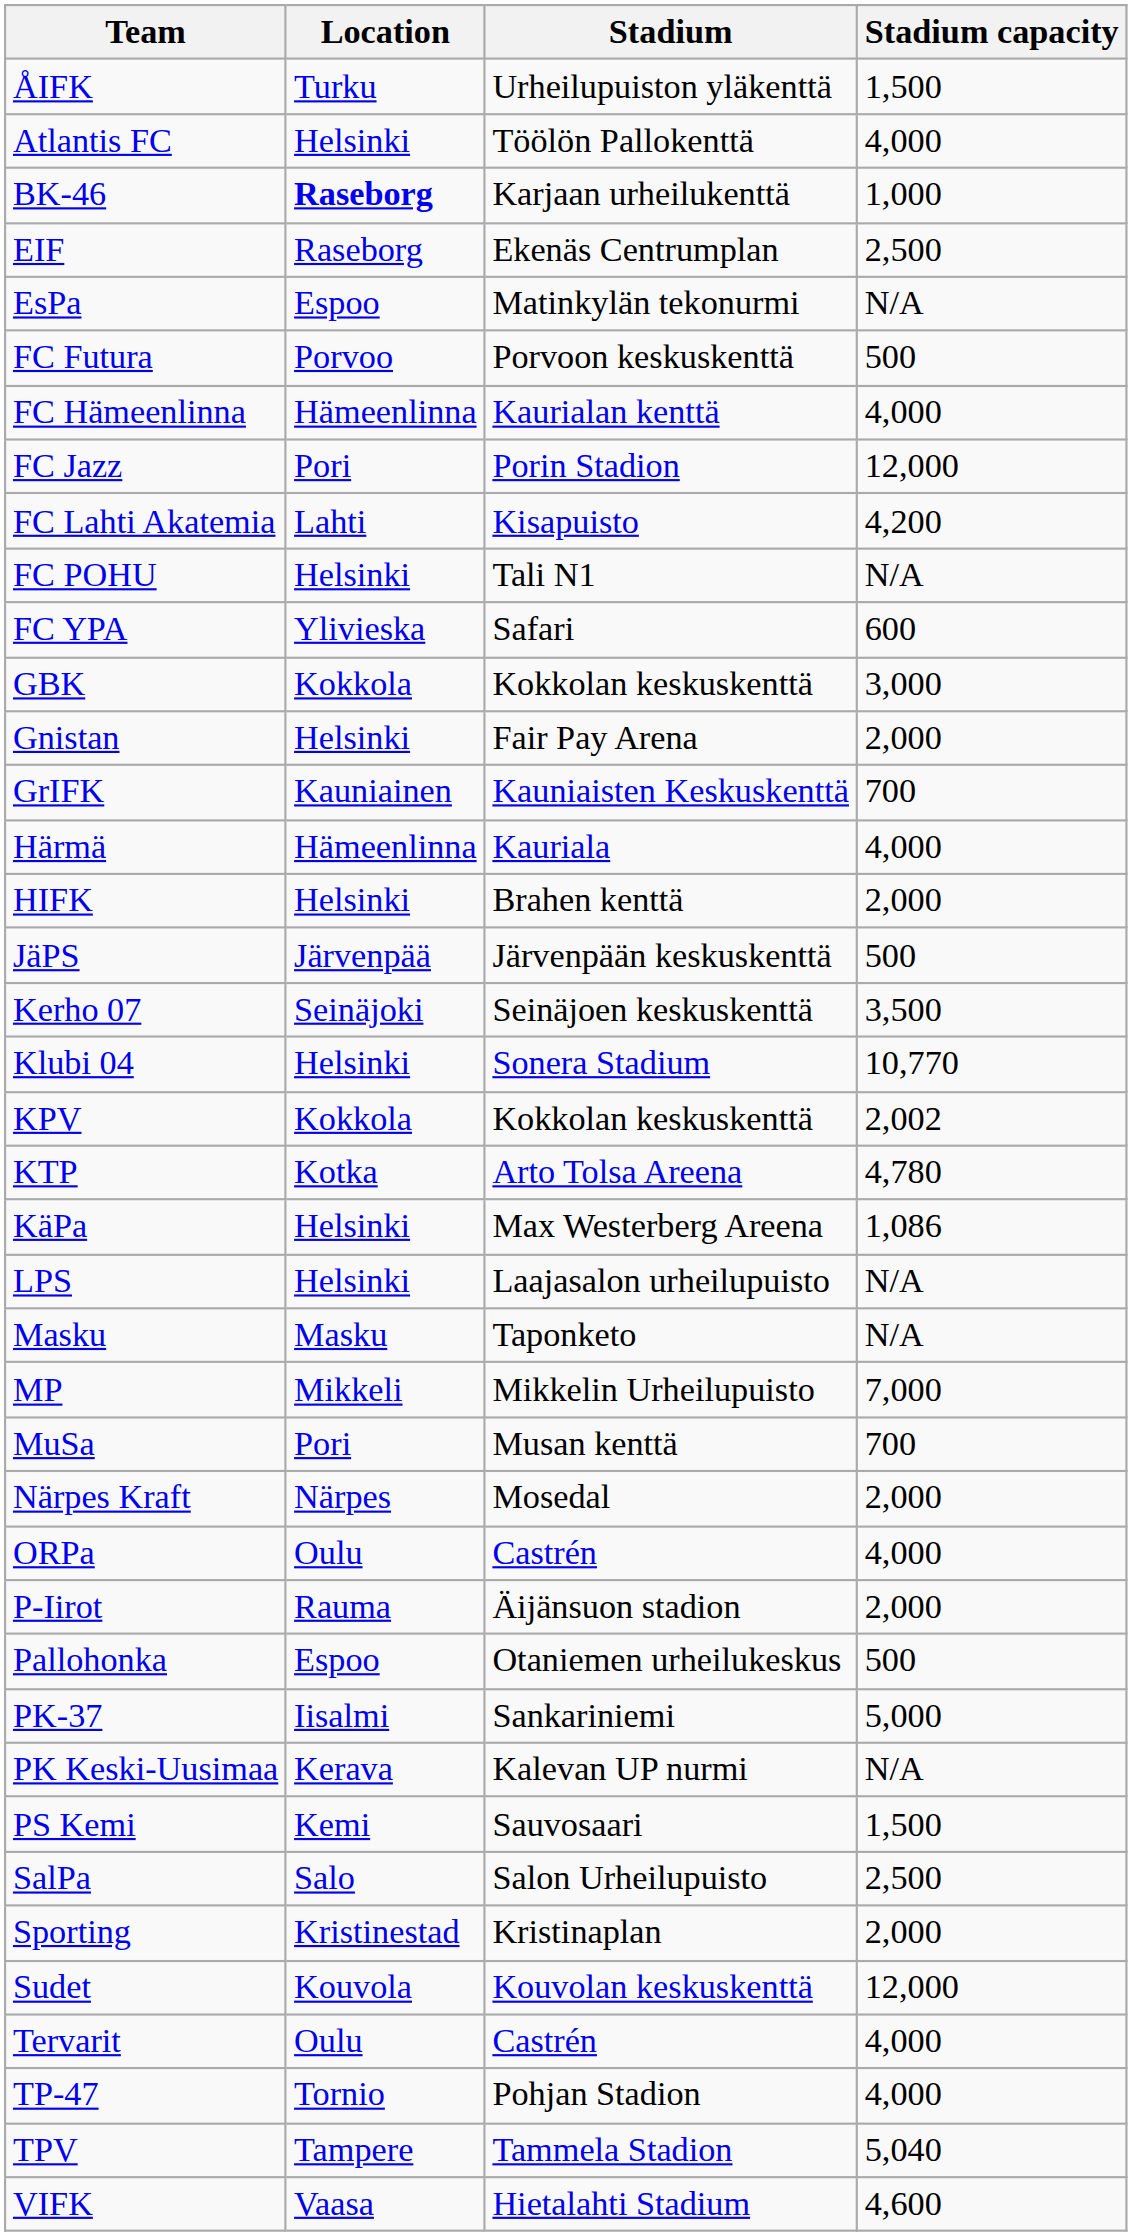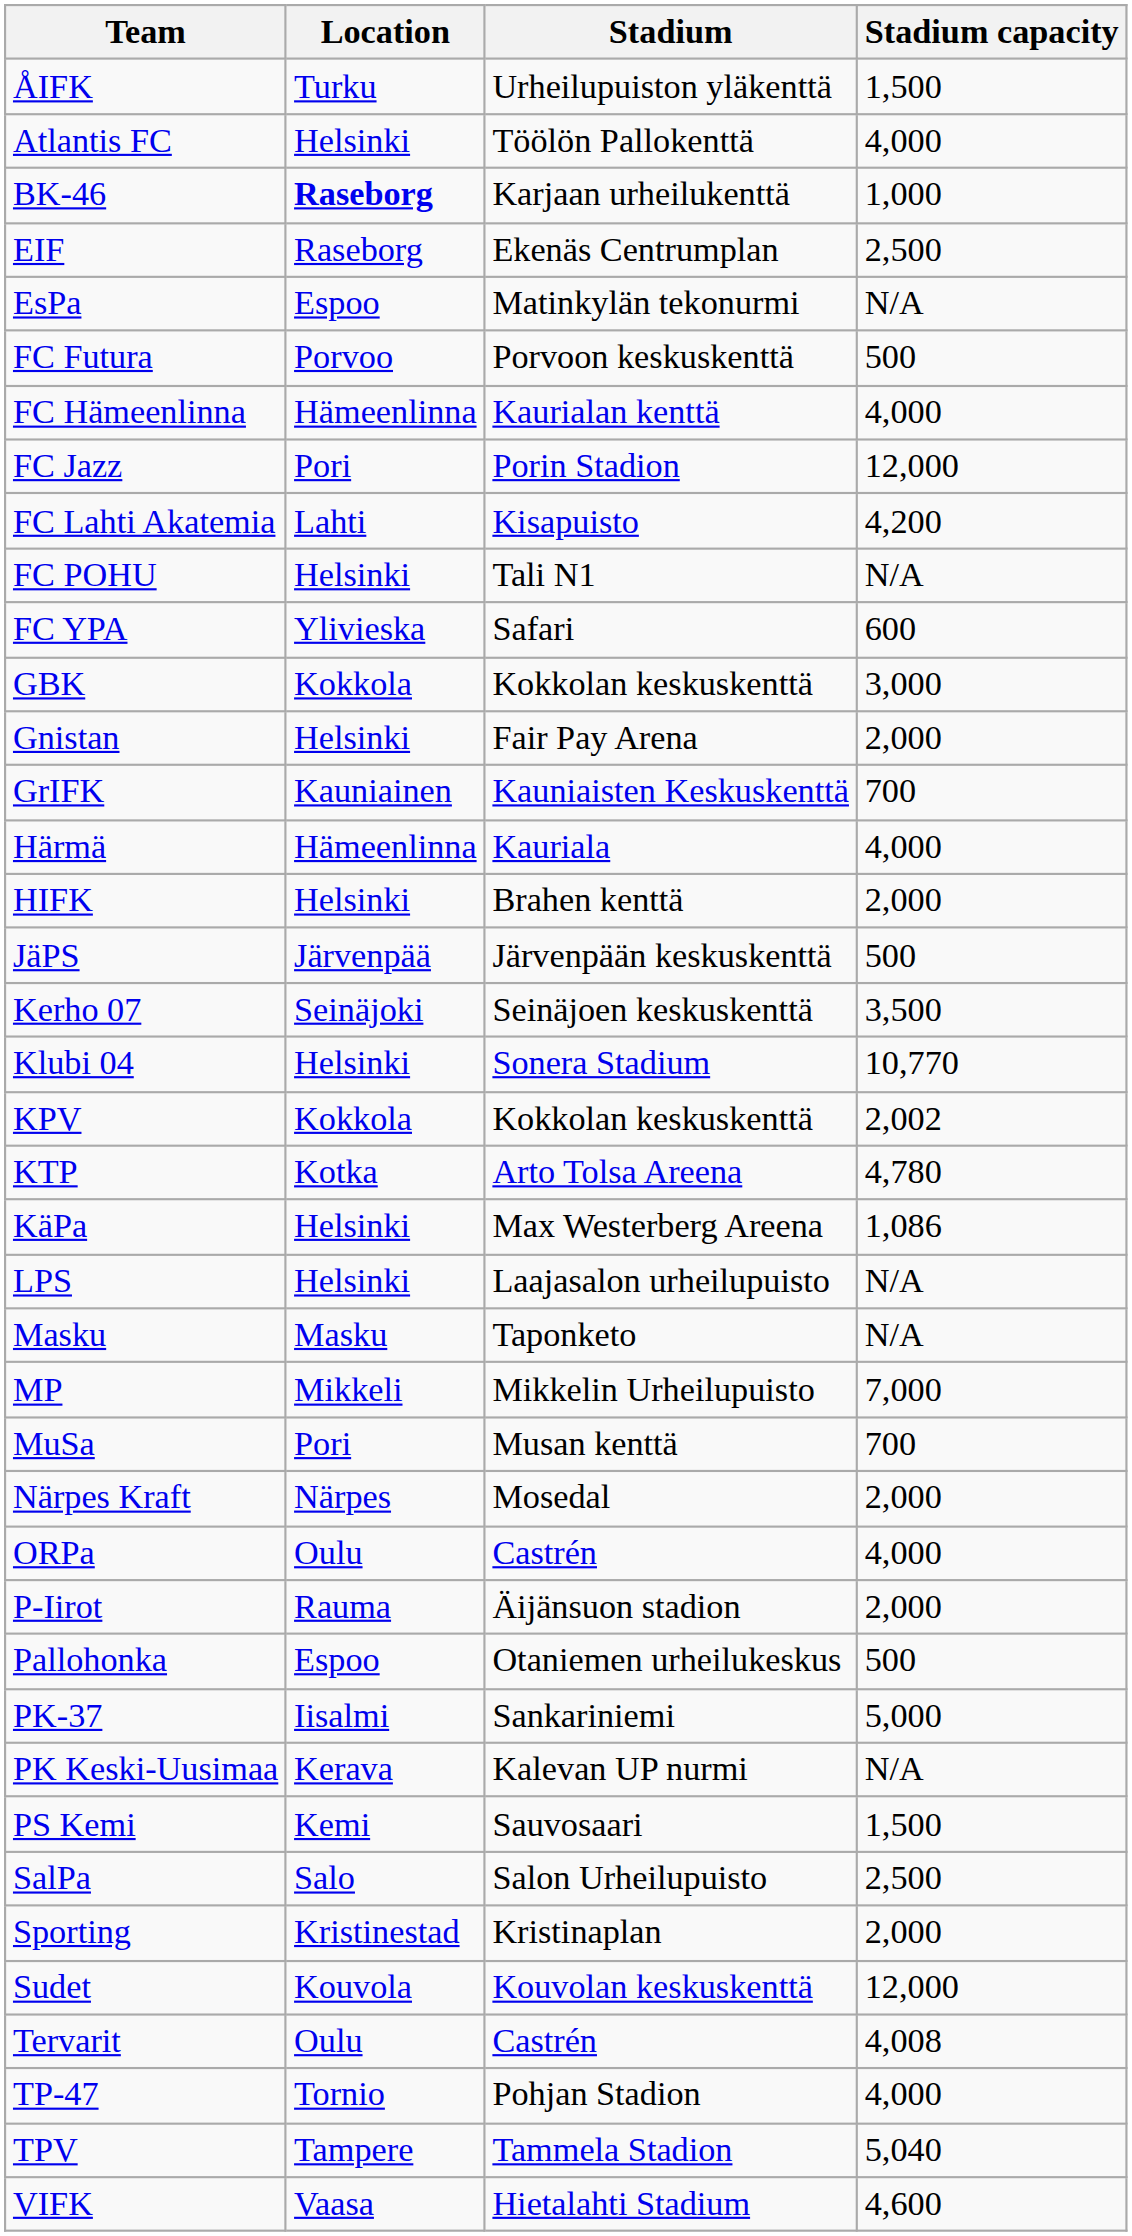(903, 2040) 4,000 -> (903, 2040) 4,008
